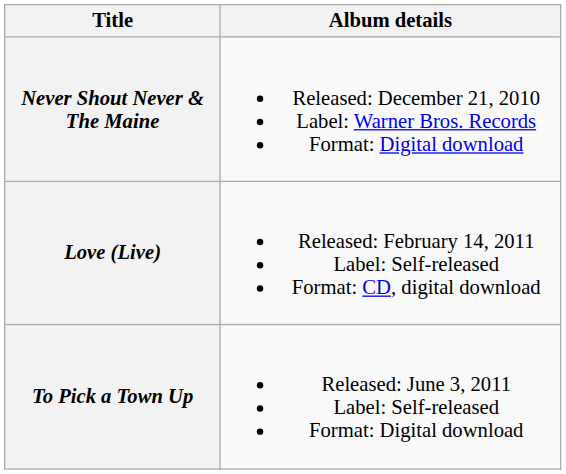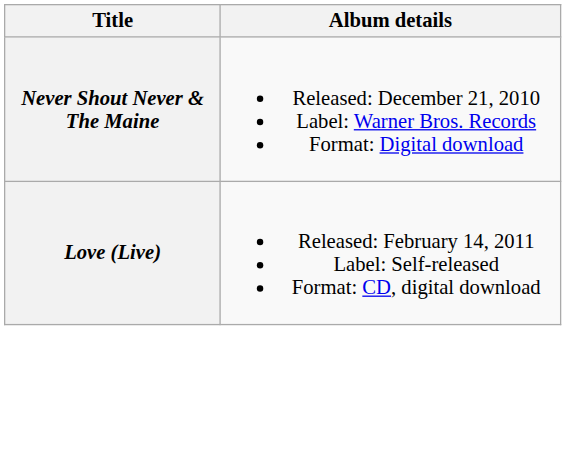- row: (113, 396)
